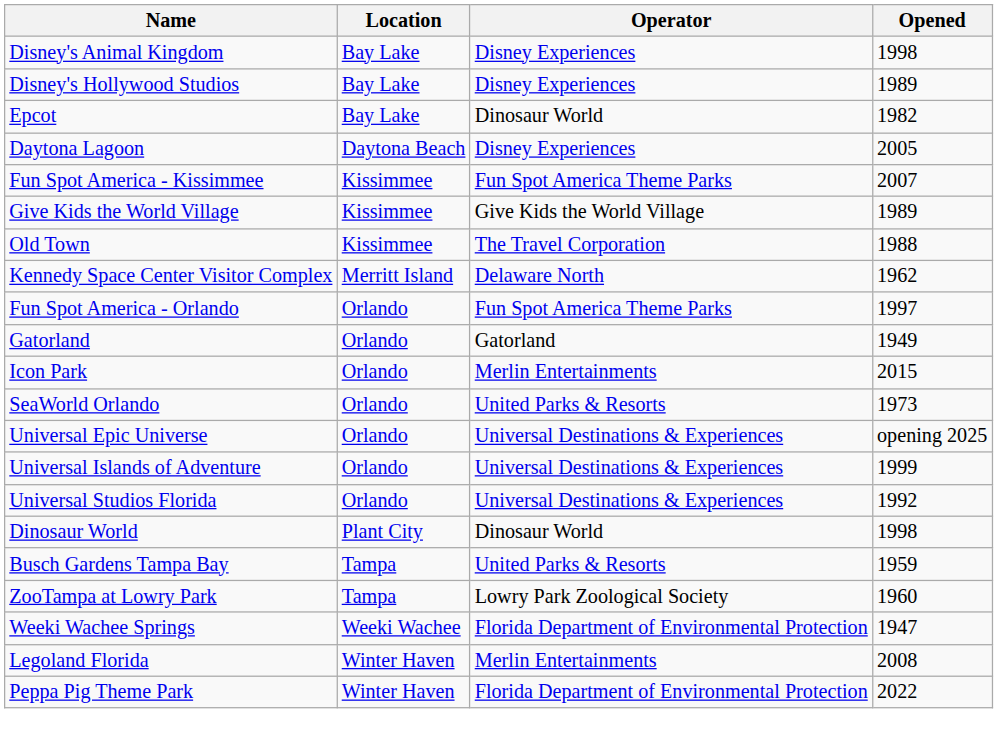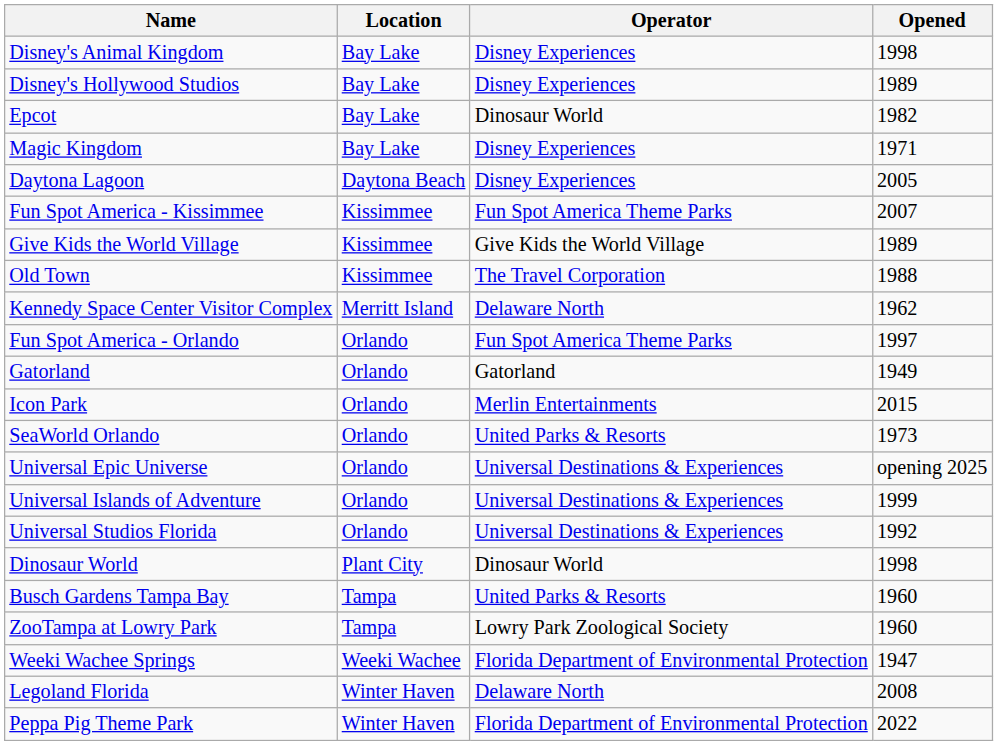+ row: (76, 148)
(897, 564) 1959 -> (897, 595) 1960
(566, 659) Merlin Entertainments -> (539, 691) Delaware North
